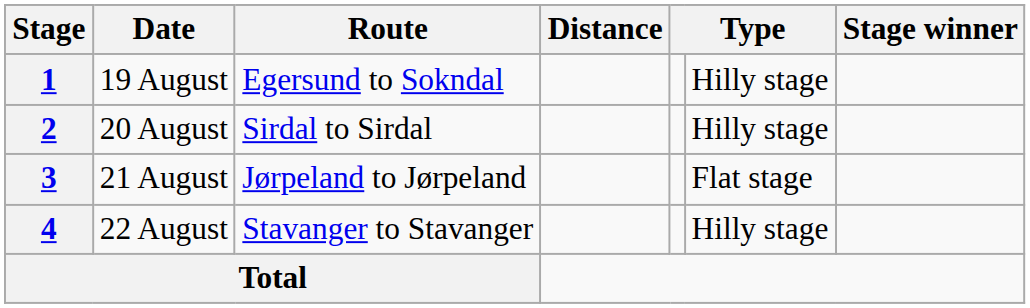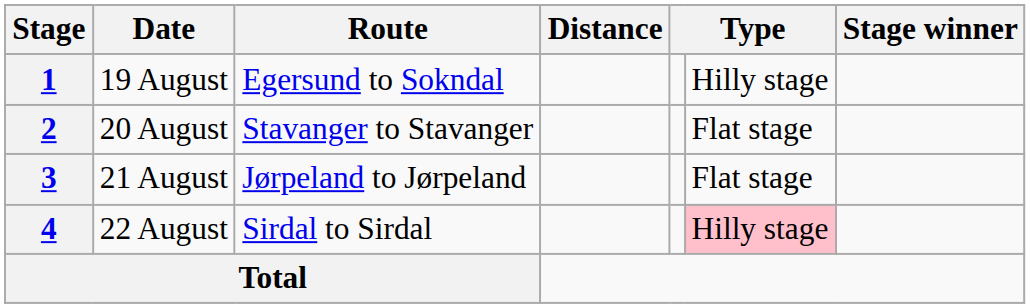(337, 128) Sirdal to Sirdal -> (388, 128) Stavanger to Stavanger
(760, 128) Hilly stage -> (752, 128) Flat stage
(388, 228) Stavanger to Stavanger -> (337, 228) Sirdal to Sirdal
(760, 228) no background -> (760, 228) pink background
